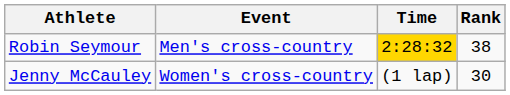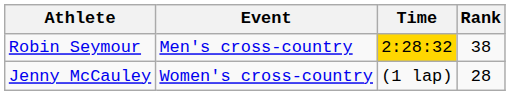(481, 76) 30 -> (481, 76) 28
